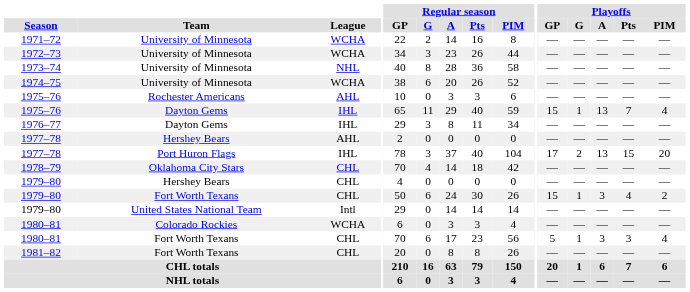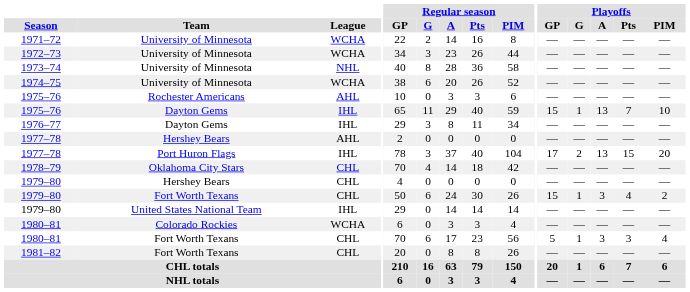(664, 110) 4 -> (664, 110) 10
(348, 210) Intl -> (348, 210) IHL
